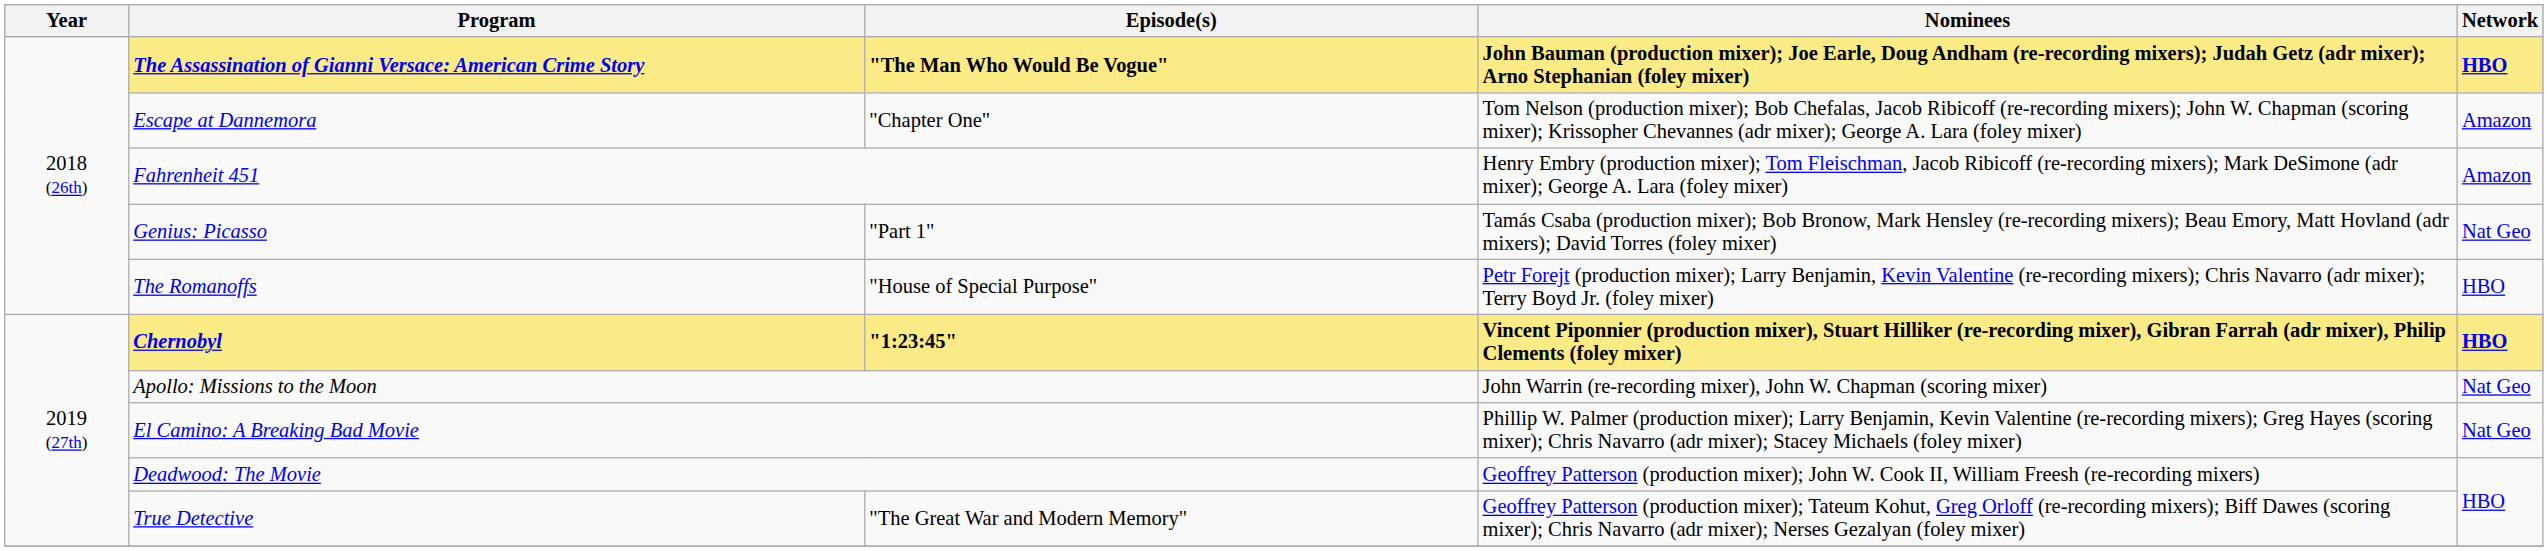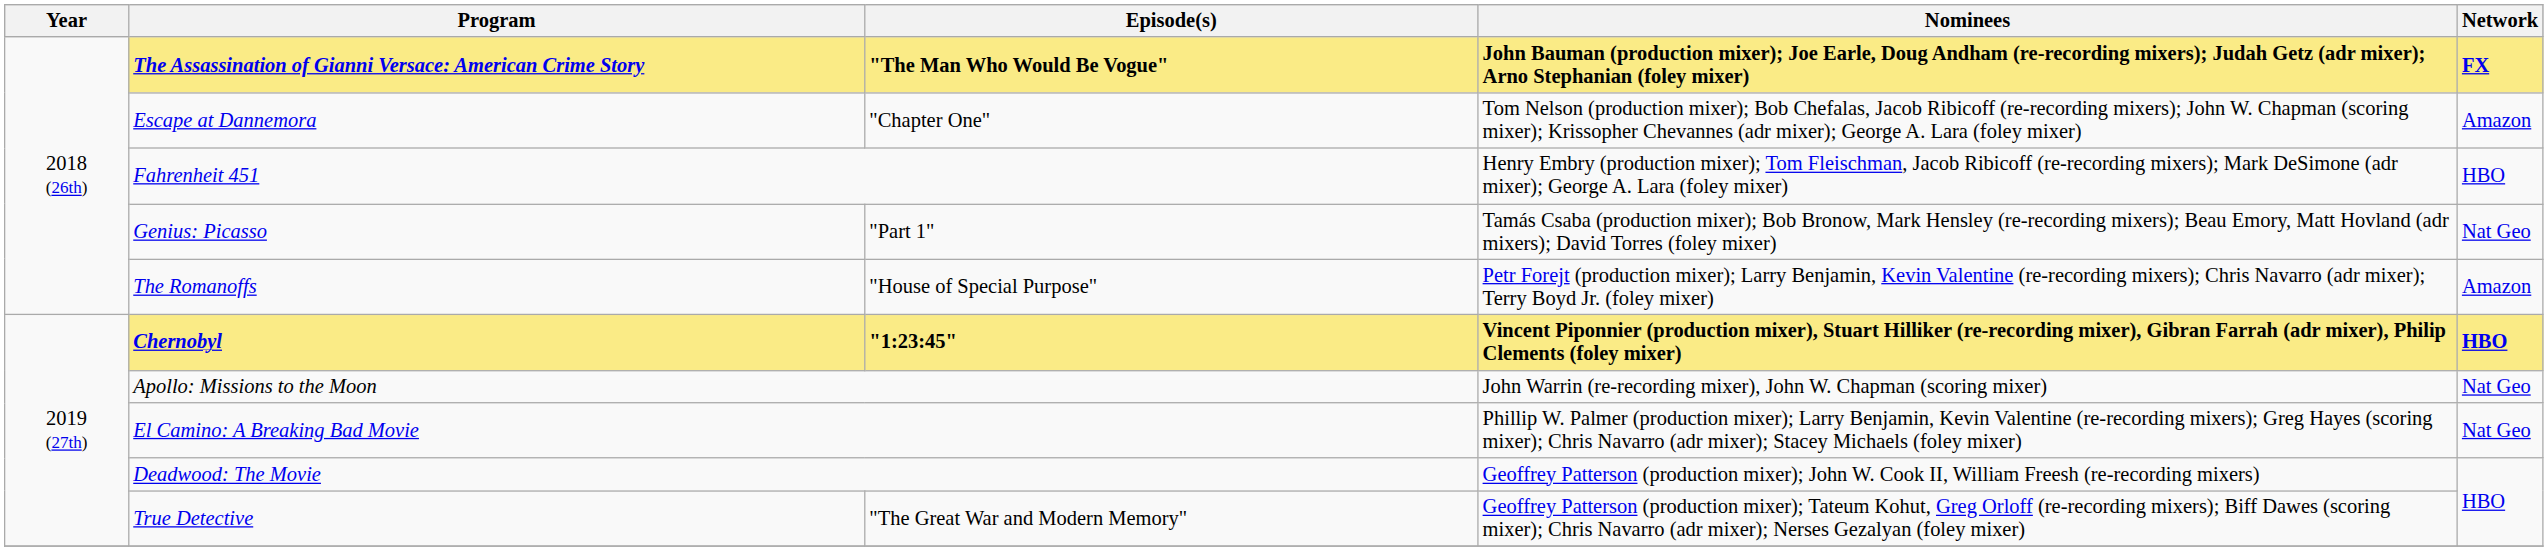(2485, 64) HBO -> (2476, 64) FX
(2497, 175) Amazon -> (2484, 175) HBO
(2484, 286) HBO -> (2497, 286) Amazon
